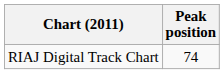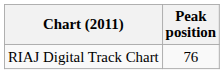(191, 56) 74 -> (191, 56) 76
